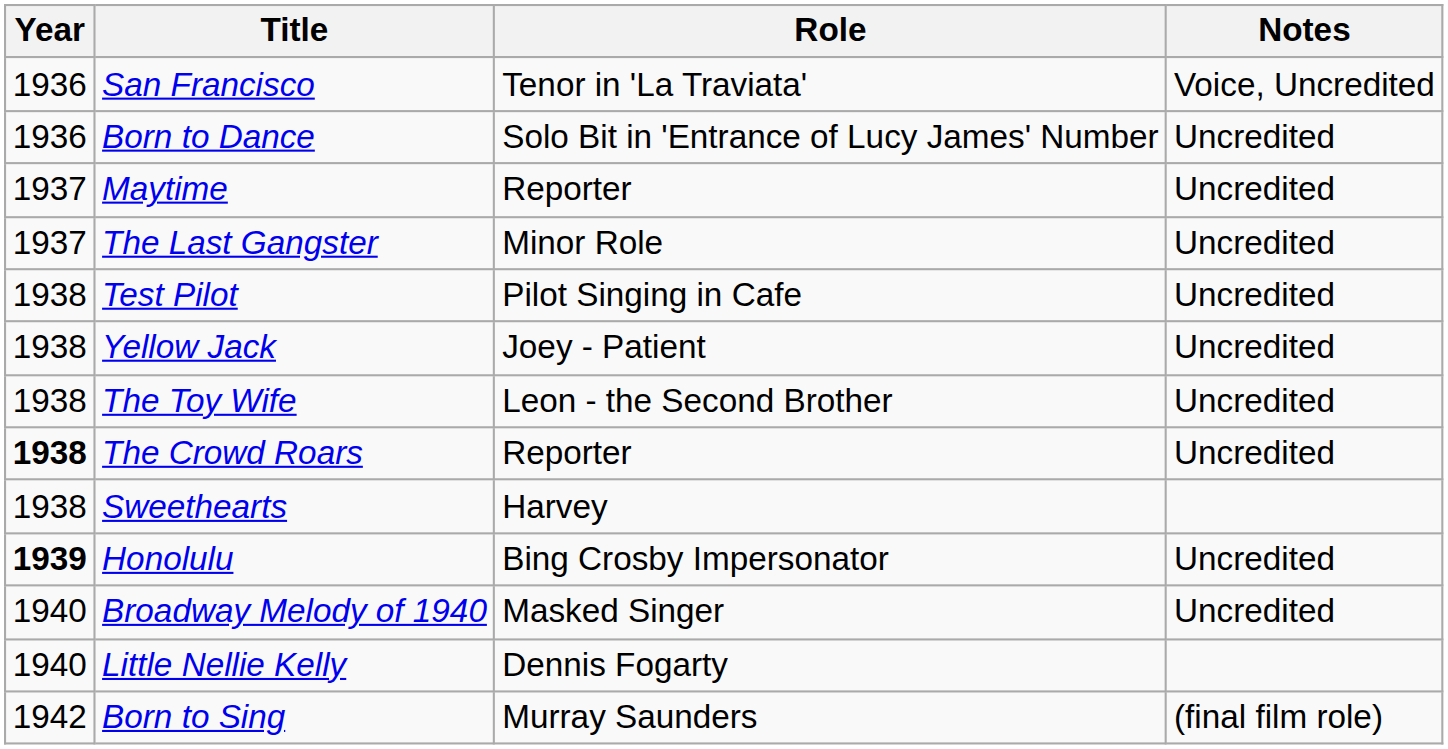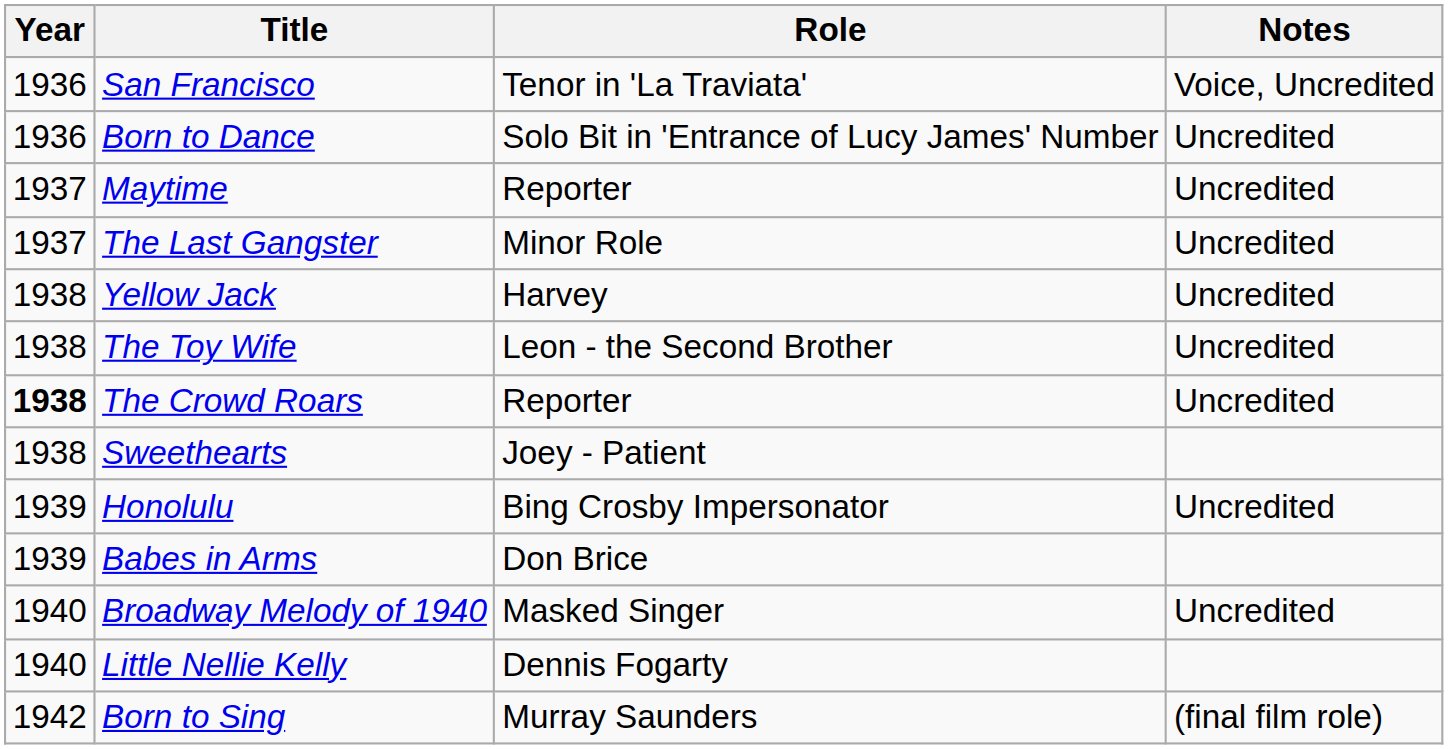- row: (170, 294)
(604, 347) Joey - Patient -> (555, 294) Harvey
(555, 505) Harvey -> (604, 453) Joey - Patient
(50, 558) bold -> (50, 505) normal
+ row: (210, 558)
